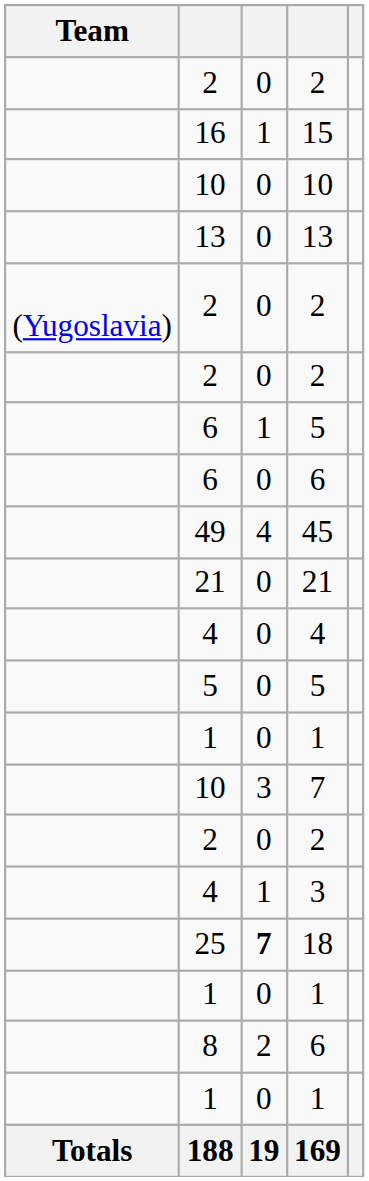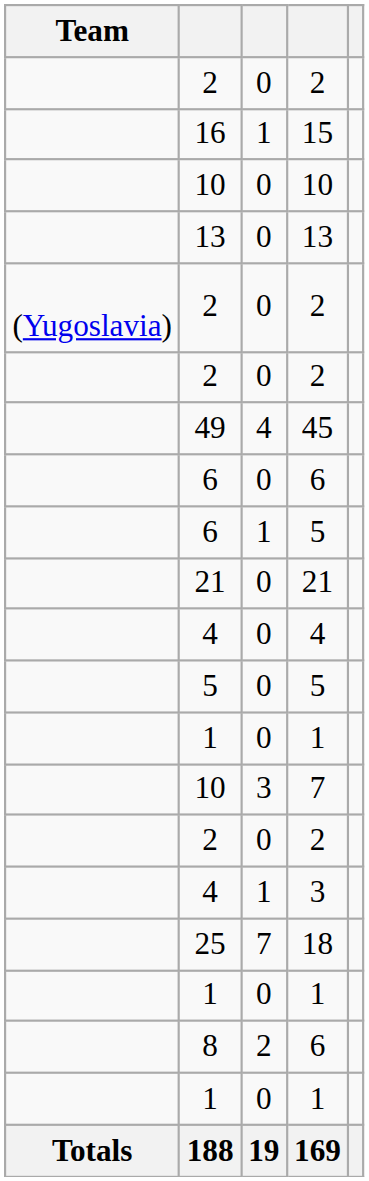rows swapped: (210, 428) <-> (210, 531)
(264, 943) bold -> (264, 943) normal
